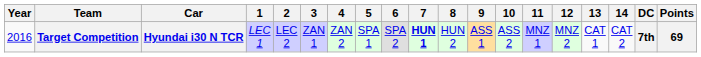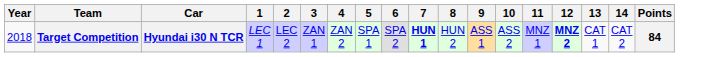- column: (646, 13)
(19, 37) 2016 -> (19, 37) 2018
(567, 37) normal -> (567, 37) bold
(677, 37) 69 -> (655, 37) 84
